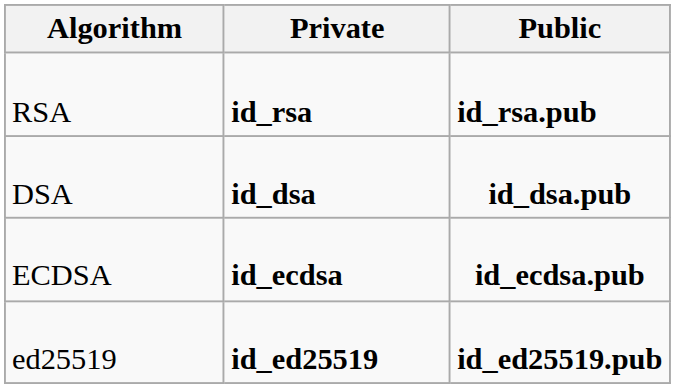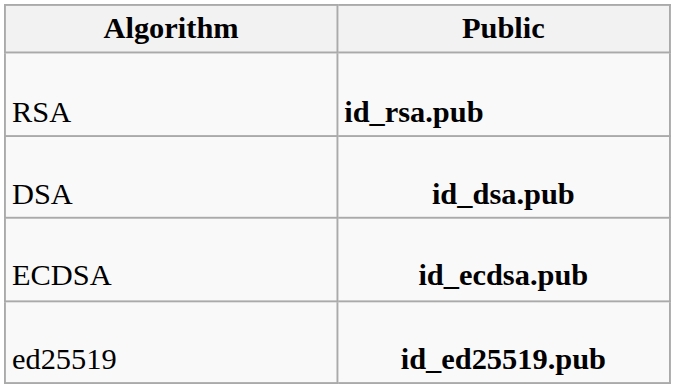- column: (337, 28)
